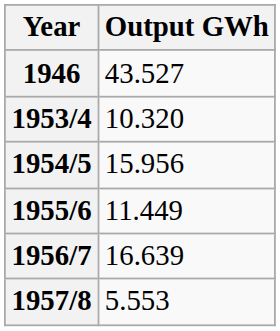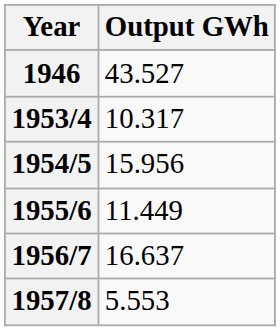(144, 118) 10.320 -> (144, 118) 10.317
(144, 255) 16.639 -> (144, 255) 16.637
